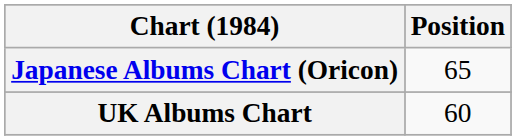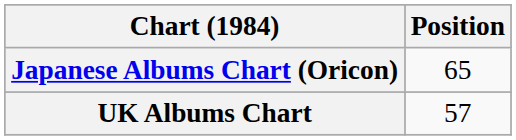(458, 112) 60 -> (458, 112) 57
